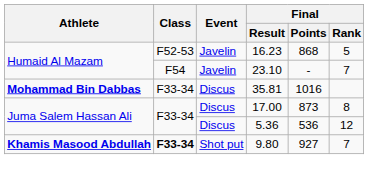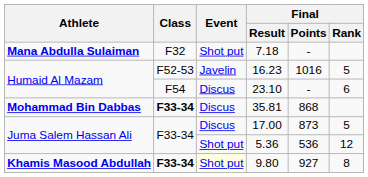+ row: (267, 51)
(309, 51) 868 -> (309, 70) 1016
(218, 70) Javelin -> (217, 89) Discus
(347, 70) 7 -> (347, 89) 6
(175, 89) normal -> (175, 107) bold
(309, 89) 1016 -> (309, 107) 868
(347, 107) 8 -> (347, 126) 5
(217, 126) Discus -> (221, 145) Shot put
(221, 145) no background -> (221, 163) lightyellow background
(347, 145) 7 -> (347, 163) 8
